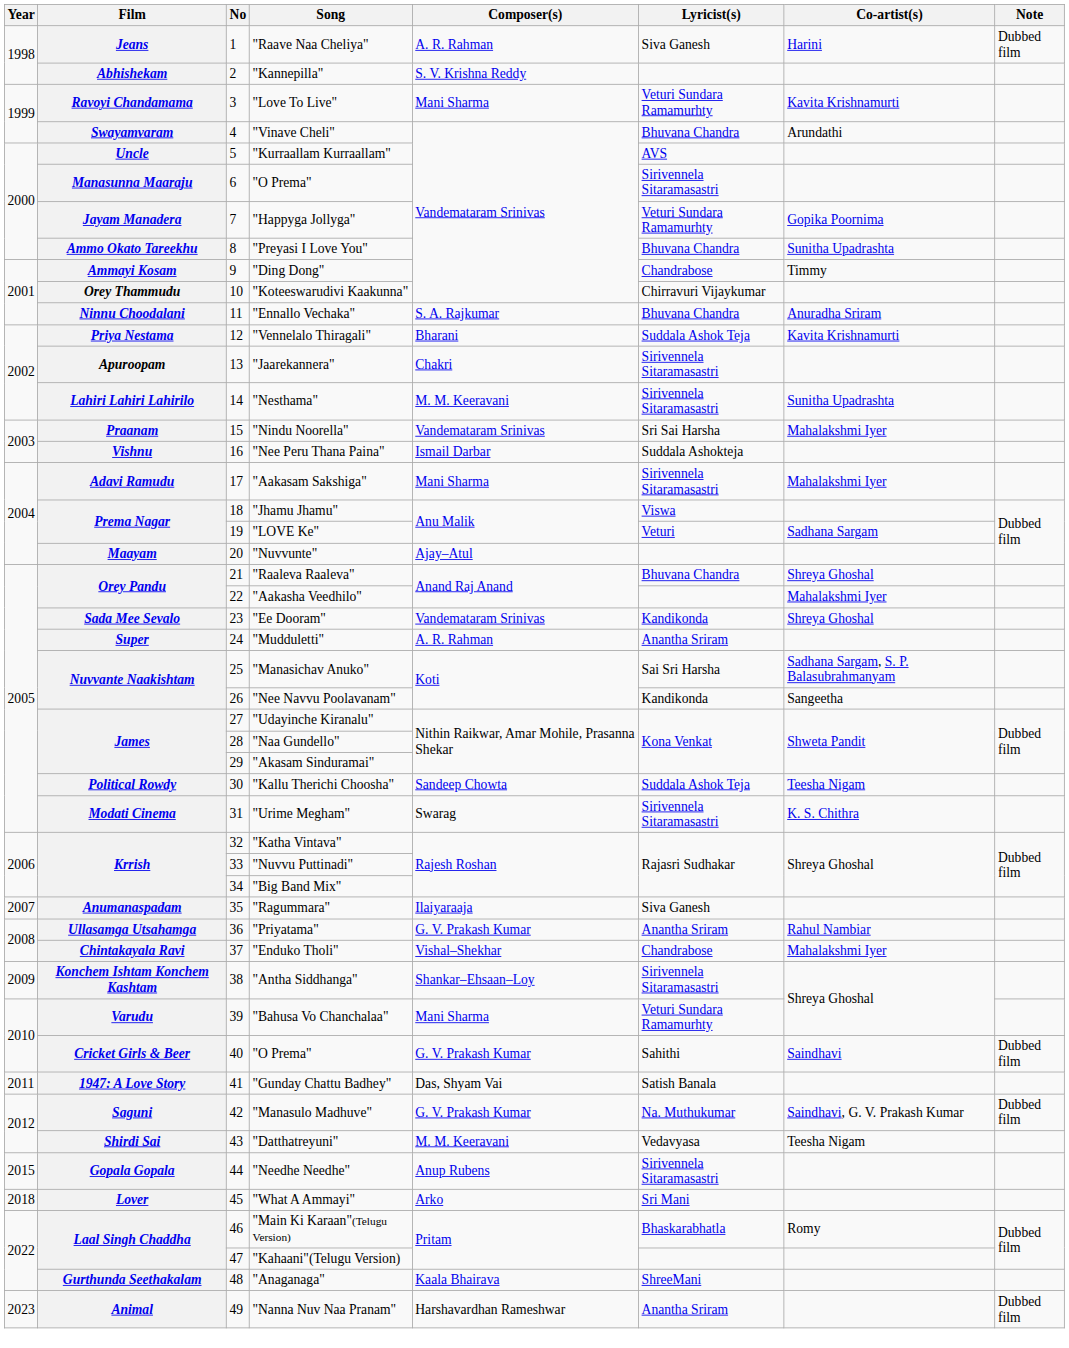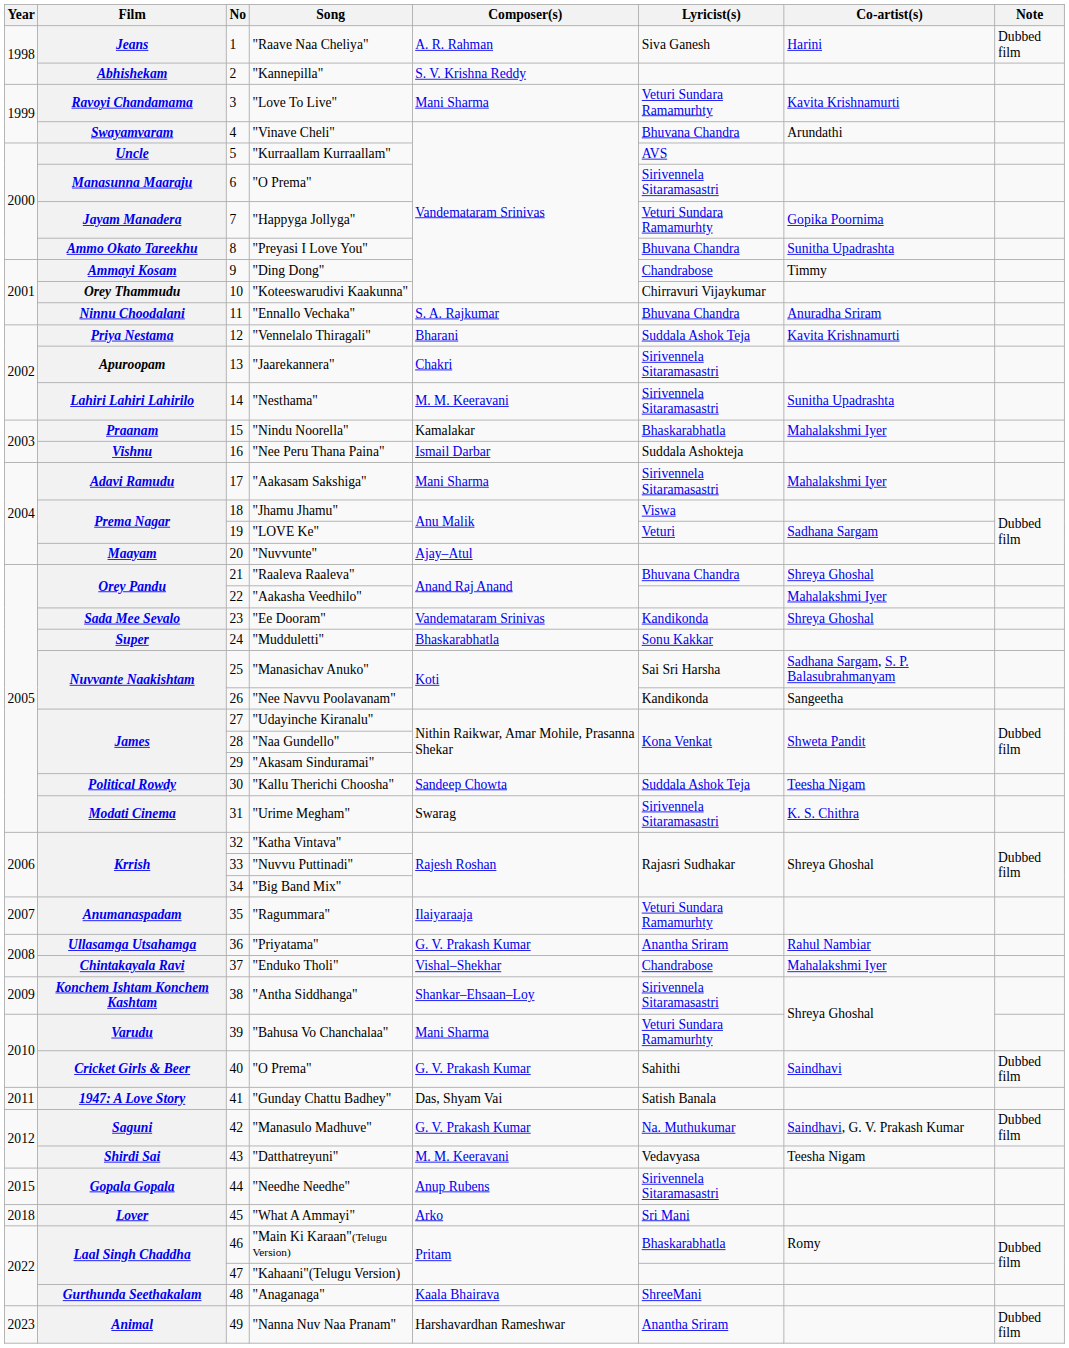(480, 430) Vandemataram Srinivas -> (445, 430) Kamalakar
(681, 430) Sri Sai Harsha -> (684, 430) Bhaskarabhatla
(454, 640) A. R. Rahman -> (457, 640) Bhaskarabhatla
(685, 640) Anantha Sriram -> (677, 640) Sonu Kakkar
(676, 907) Siva Ganesh -> (682, 915) Veturi Sundara Ramamurhty
